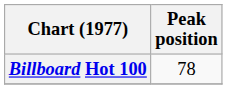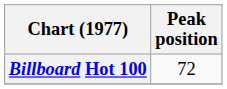(187, 68) 78 -> (187, 68) 72
